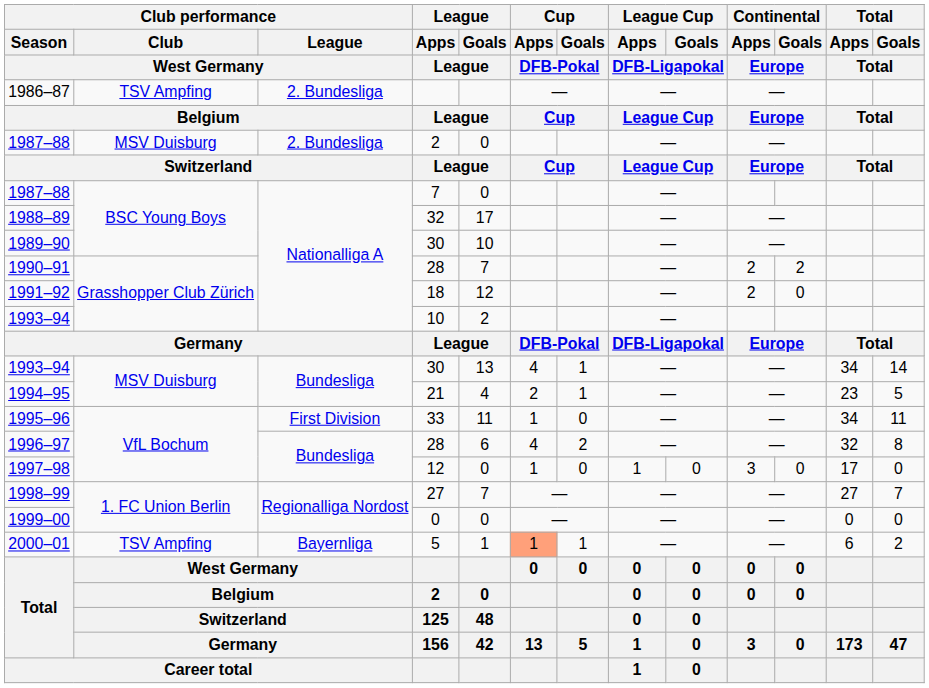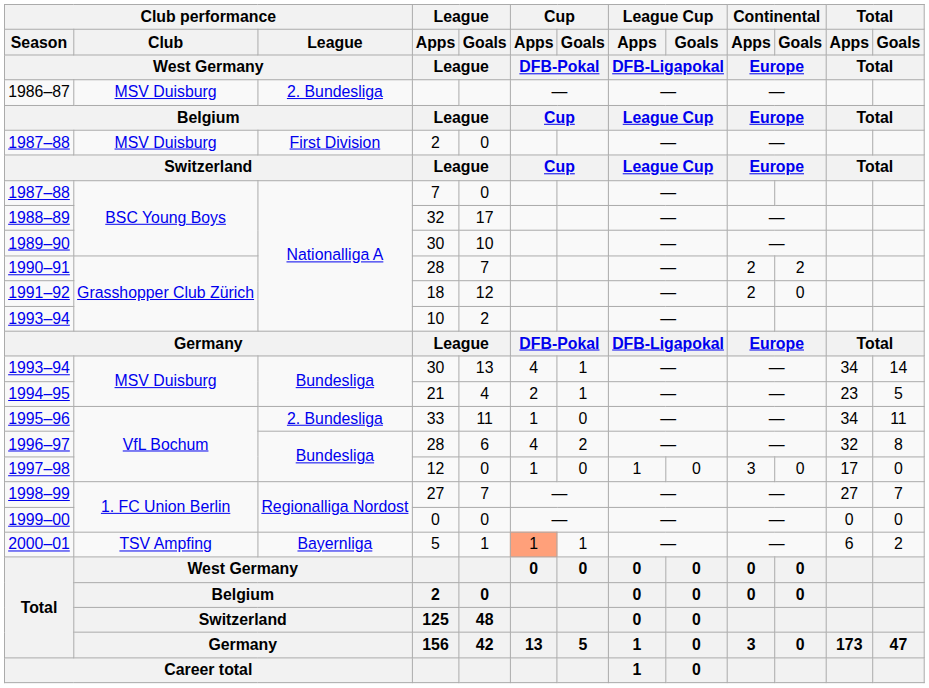(166, 92) TSV Ampfing -> (166, 92) MSV Duisburg
(335, 142) 2. Bundesliga -> (335, 142) First Division
(335, 419) First Division -> (335, 419) 2. Bundesliga
